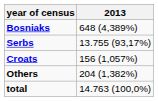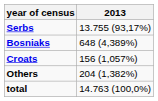rows swapped: (20, 43) <-> (28, 28)
